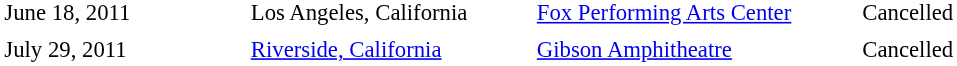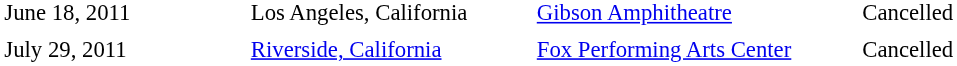(664, 12) Fox Performing Arts Center -> (634, 12) Gibson Amphitheatre
(634, 49) Gibson Amphitheatre -> (664, 49) Fox Performing Arts Center
